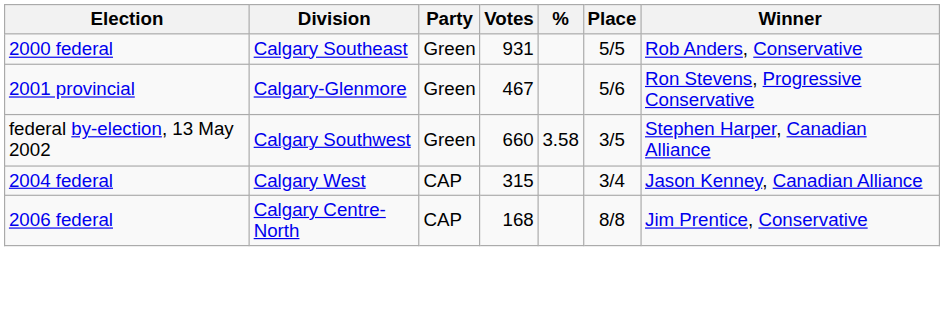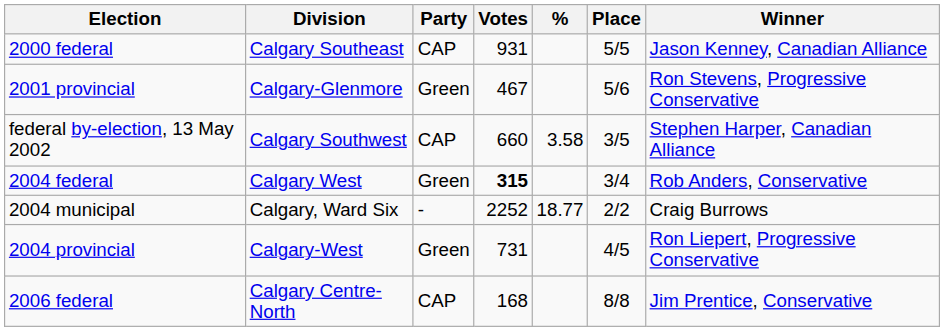(450, 49) Green -> (437, 49) CAP
(754, 49) Rob Anders, Conservative -> (788, 49) Jason Kenney, Canadian Alliance
(450, 140) Green -> (437, 140) CAP
(443, 180) CAP -> (444, 180) Green
(518, 180) normal -> (512, 180) bold
(784, 180) Jason Kenney, Canadian Alliance -> (758, 180) Rob Anders, Conservative
+ row: (72, 209)
+ row: (72, 250)
